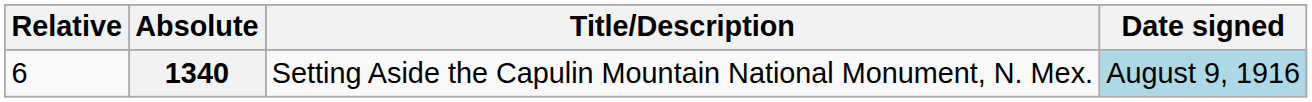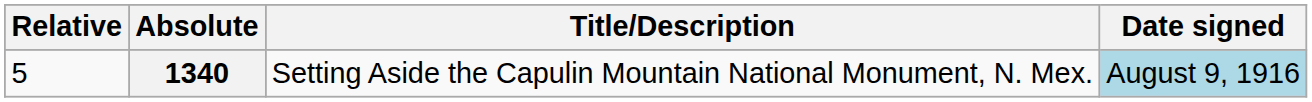(20, 73) 6 -> (20, 73) 5
